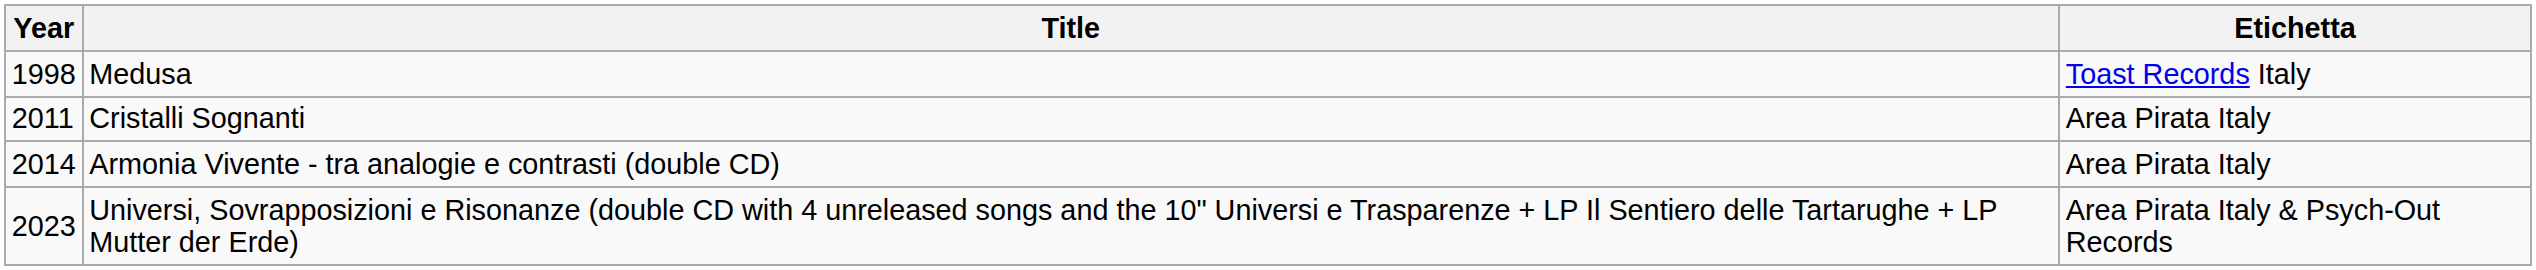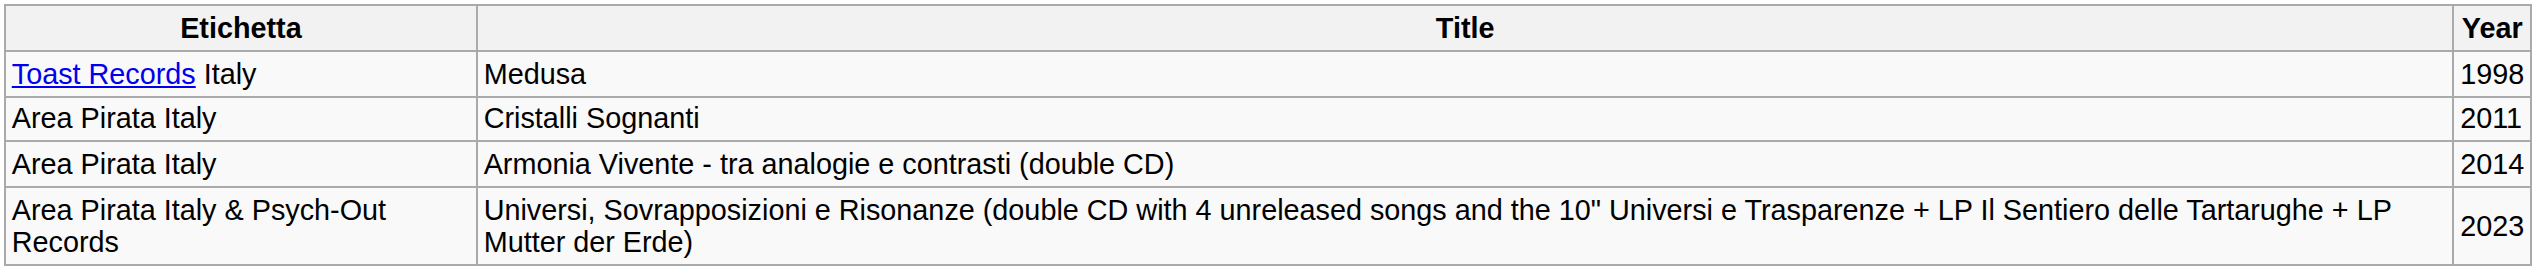columns swapped: (44, 28) <-> (2295, 28)
